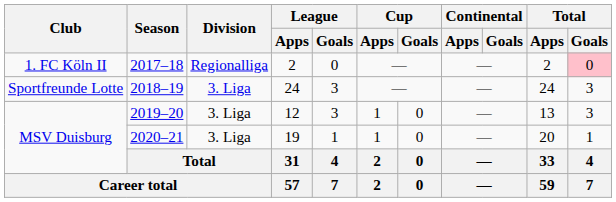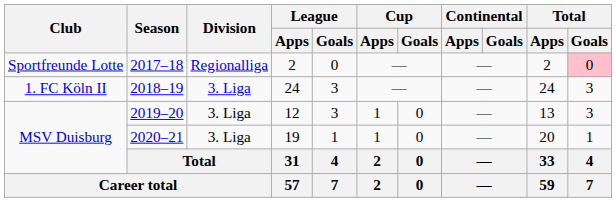(66, 64) 1. FC Köln II -> (66, 64) Sportfreunde Lotte
(66, 88) Sportfreunde Lotte -> (66, 88) 1. FC Köln II
